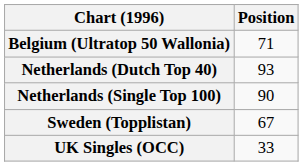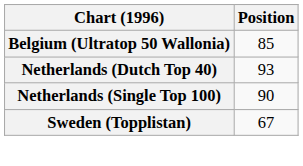(266, 43) 71 -> (266, 43) 85
- row: (119, 148)
